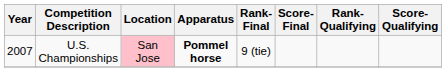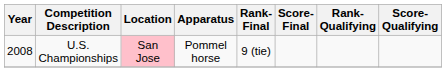(20, 51) 2007 -> (20, 51) 2008
(206, 51) bold -> (206, 51) normal
